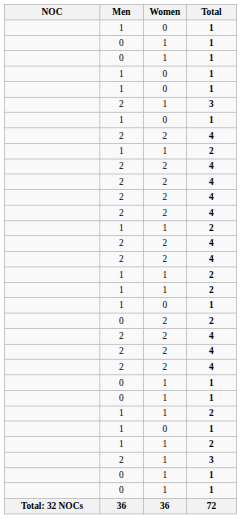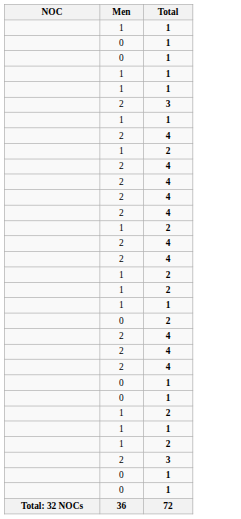- column: (165, 12)
